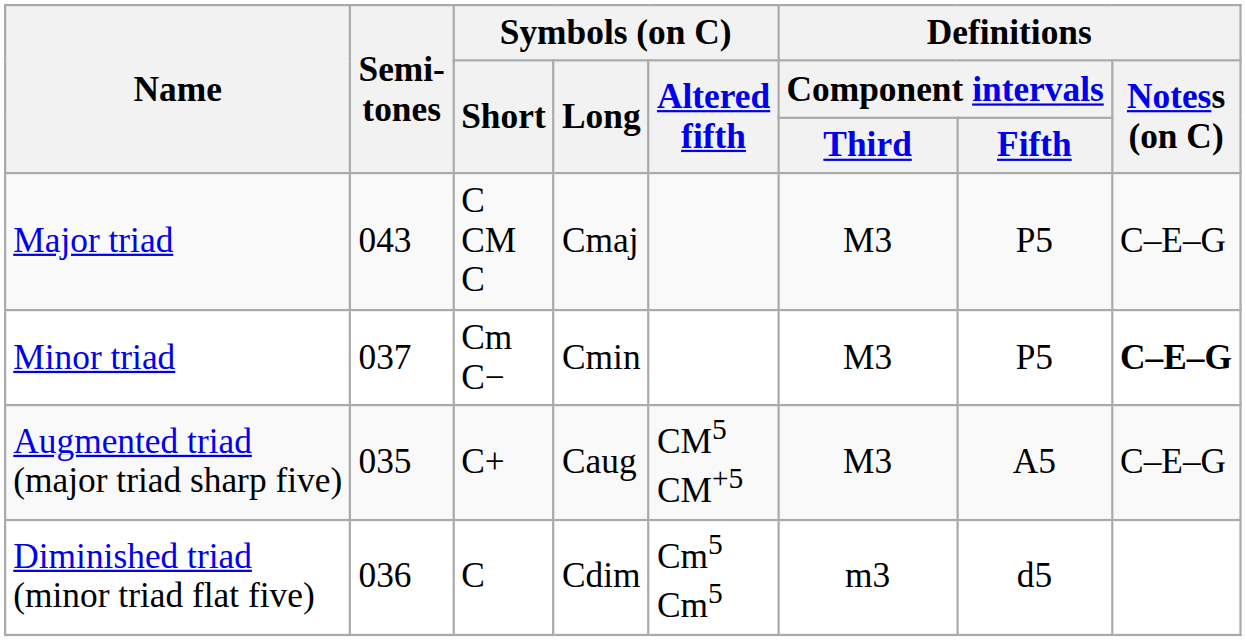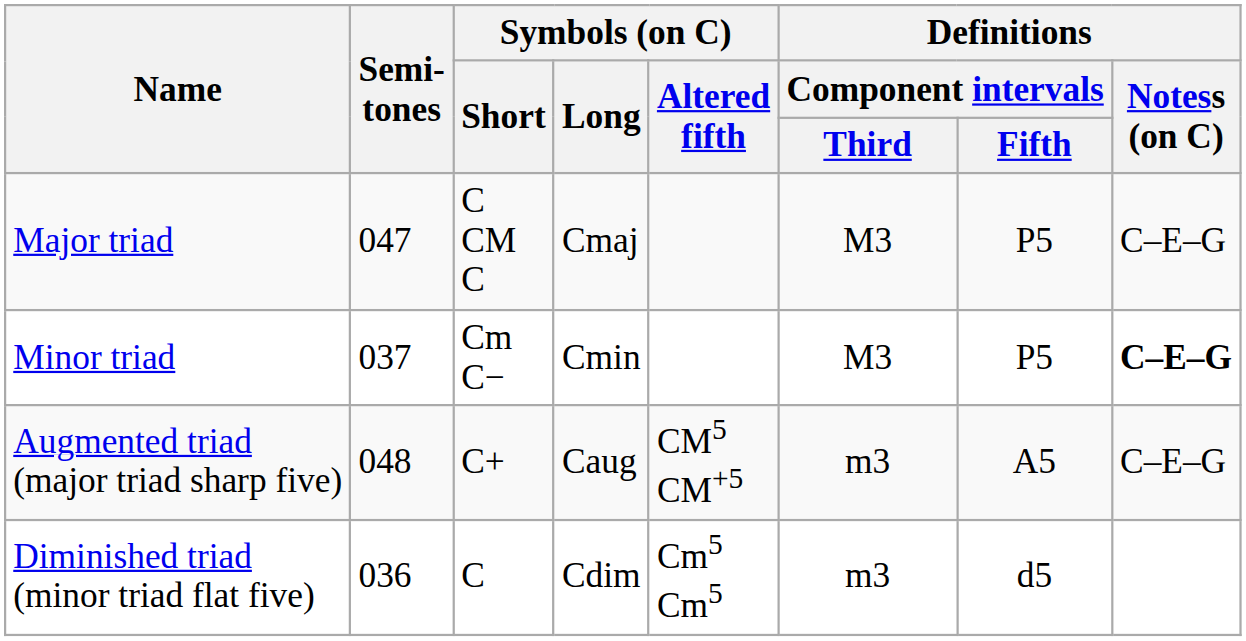(385, 240) 043 -> (385, 240) 047
(385, 461) 035 -> (385, 461) 048
(868, 461) M3 -> (868, 461) m3
